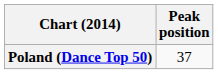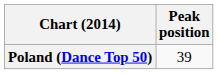(184, 56) 37 -> (184, 56) 39
